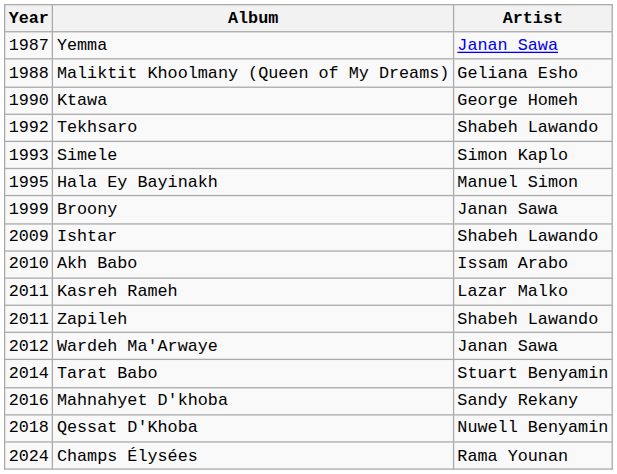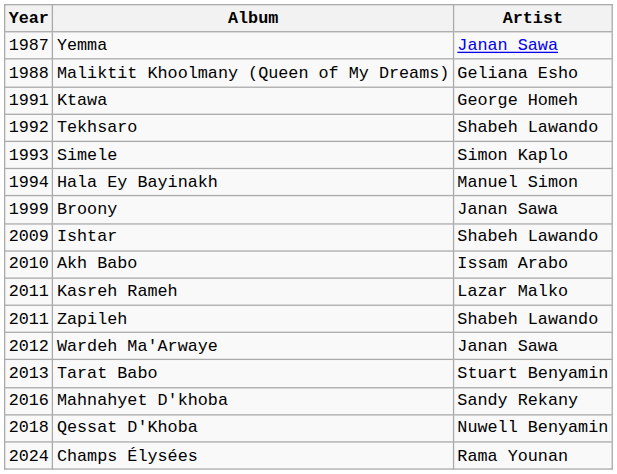(29, 100) 1990 -> (29, 100) 1991
(29, 182) 1995 -> (29, 182) 1994
(29, 374) 2014 -> (29, 374) 2013
